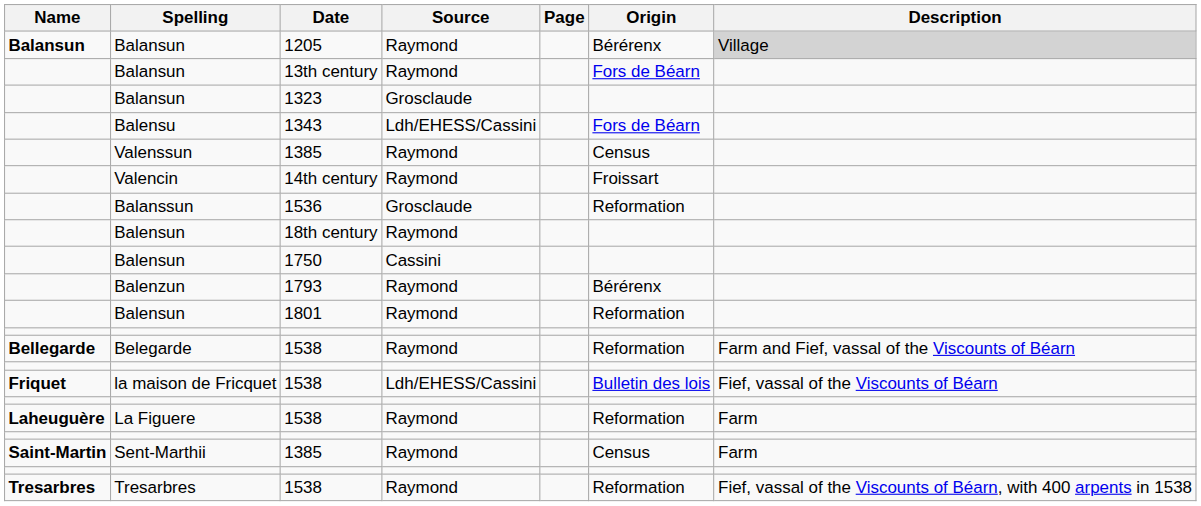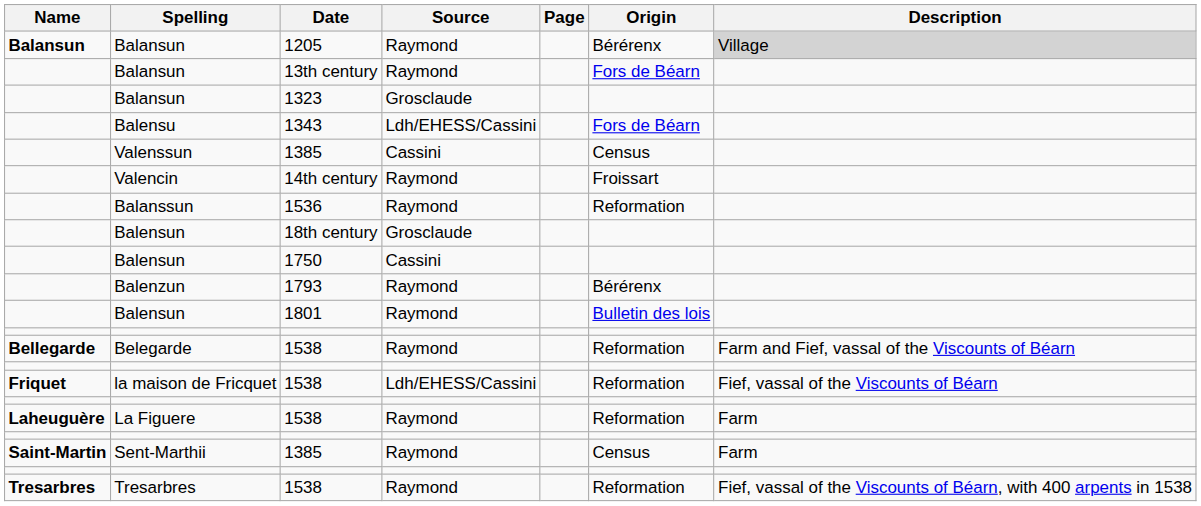(422, 152) Raymond -> (413, 152) Cassini
(429, 206) Grosclaude -> (422, 206) Raymond
(422, 233) Raymond -> (429, 233) Grosclaude
(639, 313) Reformation -> (651, 313) Bulletin des lois
(651, 383) Bulletin des lois -> (639, 383) Reformation
